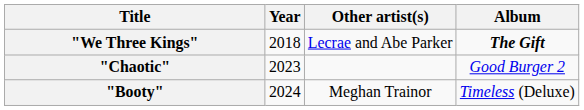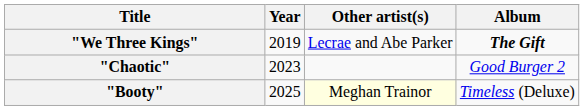(285, 42) 2018 -> (285, 42) 2019
(285, 92) 2024 -> (285, 92) 2025
(380, 92) no background -> (380, 92) lightyellow background
